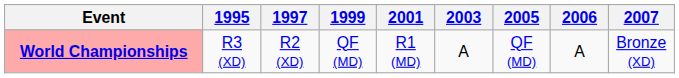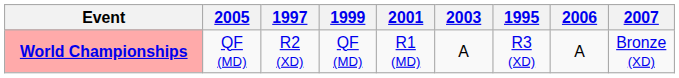columns swapped: (232, 17) <-> (522, 17)
